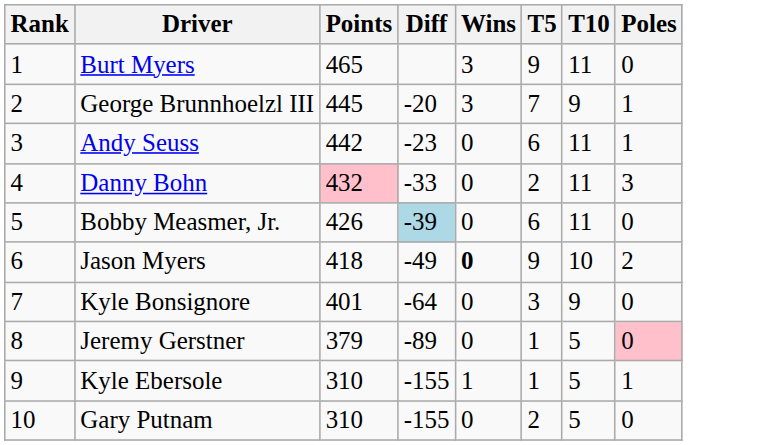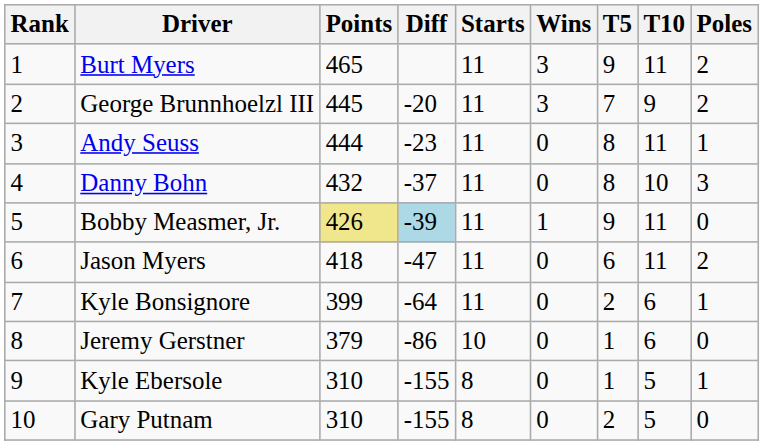+ column: (493, 24)
(627, 63) 0 -> (703, 63) 2
(627, 103) 1 -> (703, 103) 2
(344, 143) 442 -> (344, 143) 444
(534, 143) 6 -> (609, 143) 8
(344, 182) pink background -> (344, 182) no background
(420, 182) -33 -> (420, 182) -37
(534, 182) 2 -> (609, 182) 8
(580, 182) 11 -> (656, 182) 10
(344, 222) no background -> (344, 222) khaki background
(467, 222) 0 -> (542, 222) 1
(534, 222) 6 -> (609, 222) 9
(420, 261) -49 -> (420, 261) -47
(467, 261) bold -> (542, 261) normal
(534, 261) 9 -> (609, 261) 6
(581, 261) 10 -> (655, 261) 11
(344, 301) 401 -> (344, 301) 399
(534, 301) 3 -> (609, 301) 2
(574, 301) 9 -> (650, 301) 6
(627, 301) 0 -> (703, 301) 1
(420, 340) -89 -> (420, 340) -86
(574, 340) 5 -> (650, 340) 6
(627, 340) pink background -> (703, 340) no background
(467, 380) 1 -> (542, 380) 0
